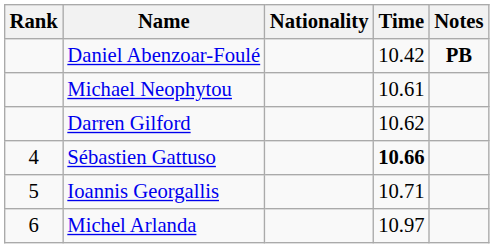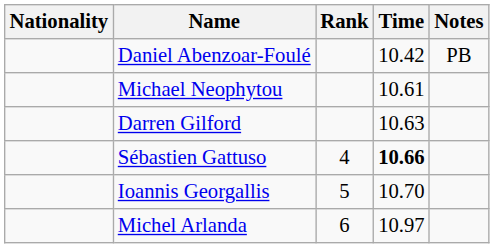columns swapped: (34, 21) <-> (319, 21)
(459, 55) bold -> (459, 55) normal
(401, 123) 10.62 -> (401, 123) 10.63
(401, 192) 10.71 -> (401, 192) 10.70
